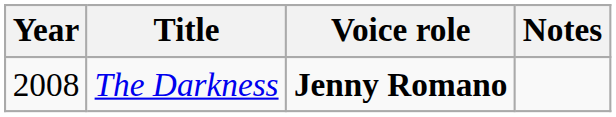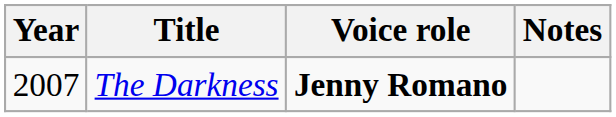(46, 83) 2008 -> (46, 83) 2007
